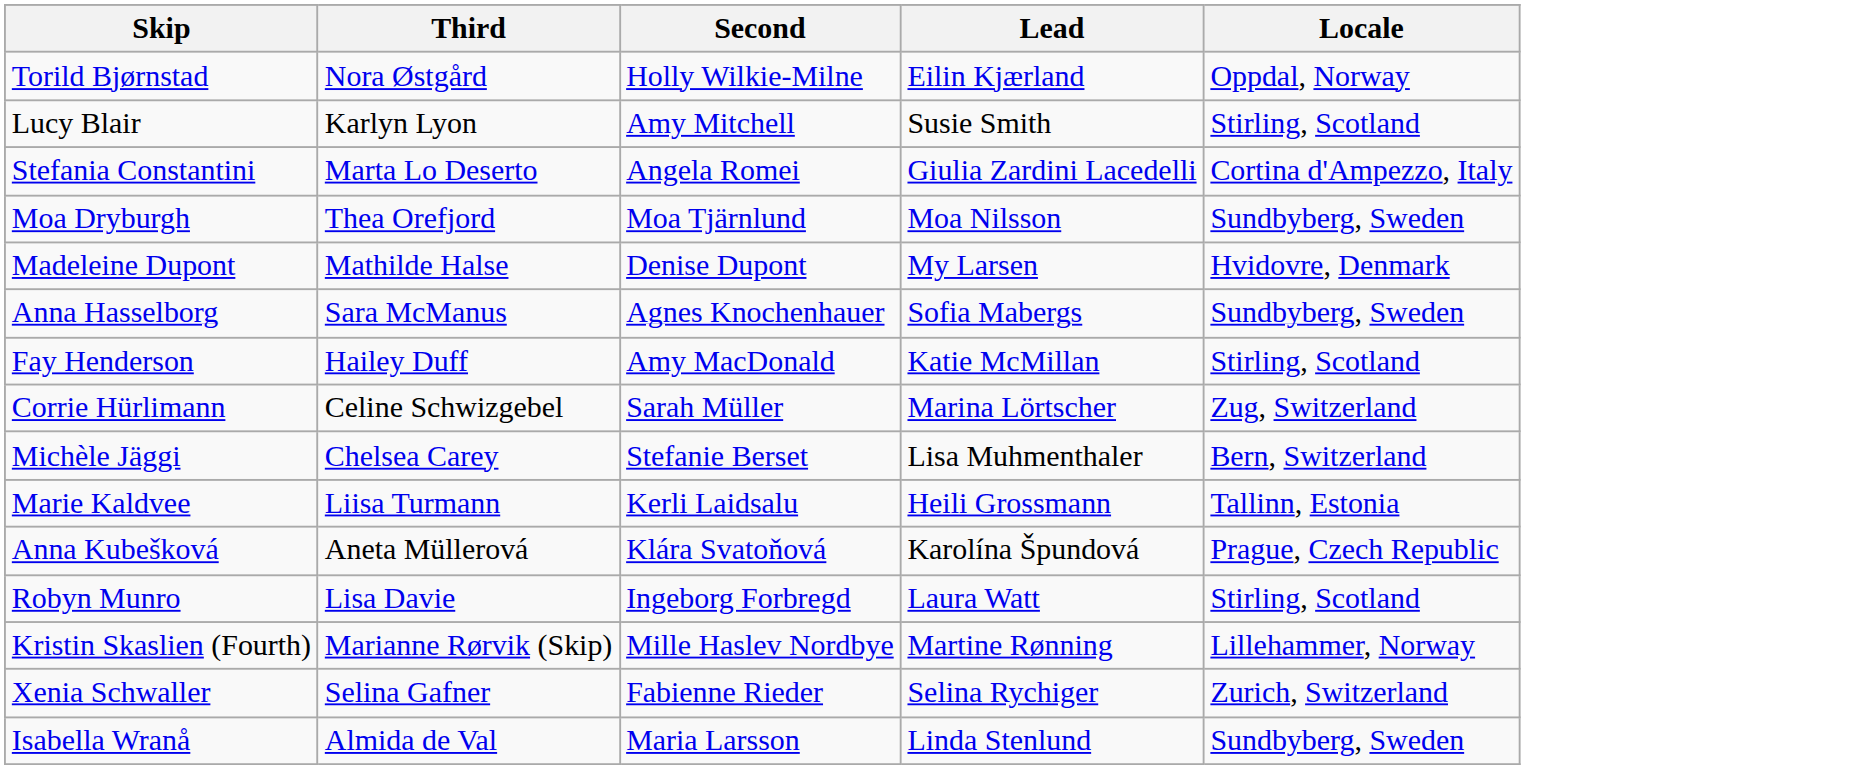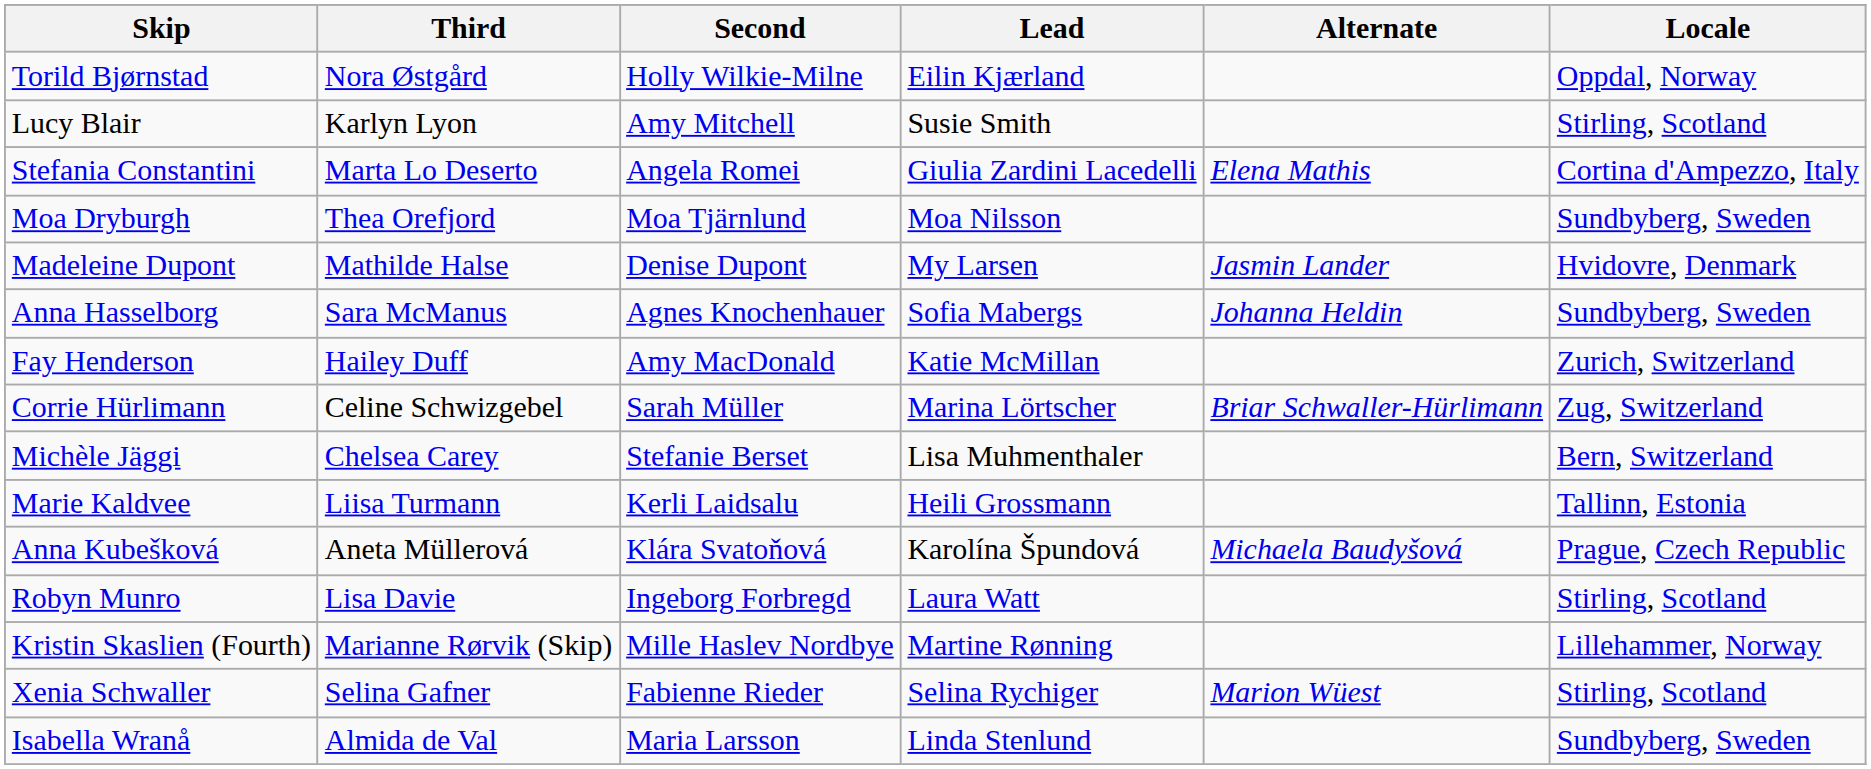+ column: (1377, 28)
(1315, 360) Stirling, Scotland -> (1676, 360) Zurich, Switzerland
(1329, 692) Zurich, Switzerland -> (1662, 692) Stirling, Scotland
